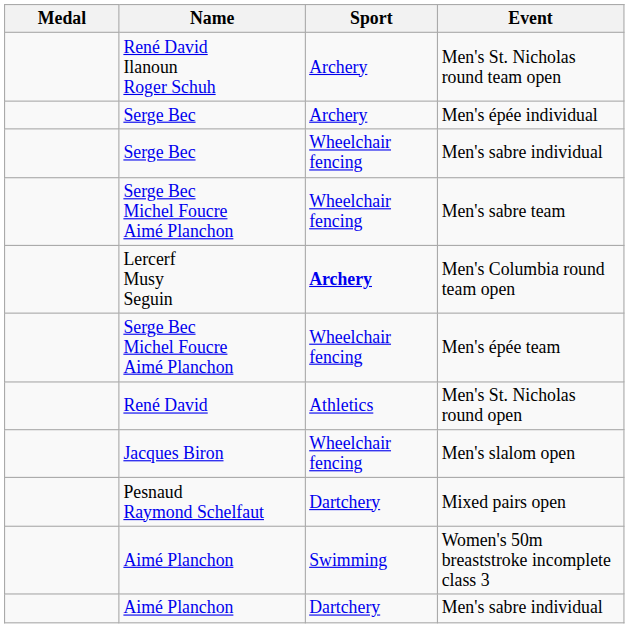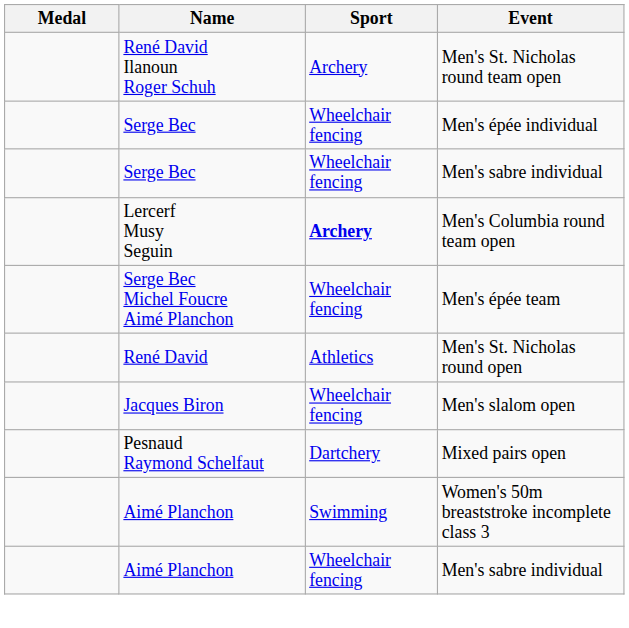(338, 114) Archery -> (350, 124) Wheelchair fencing
- row: (178, 211)
(345, 608) Dartchery -> (350, 569) Wheelchair fencing
